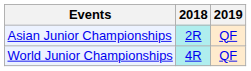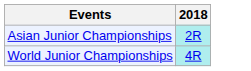- column: (228, 15)
